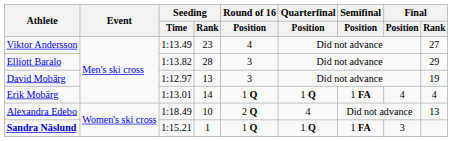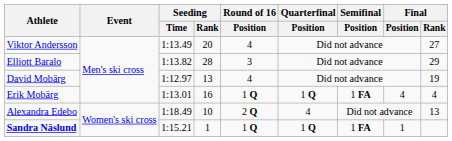(208, 45) 23 -> (208, 45) 20
(250, 78) 3 -> (250, 78) 4
(208, 95) 14 -> (208, 95) 16
(402, 128) 3 -> (402, 128) 1
